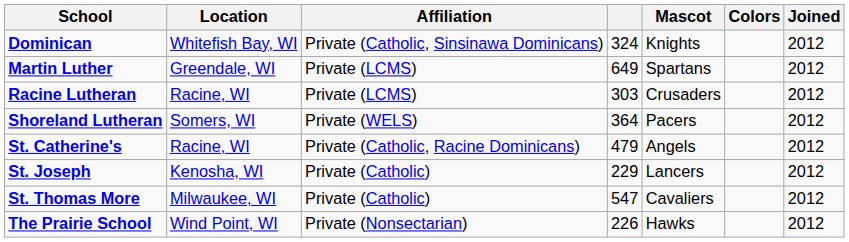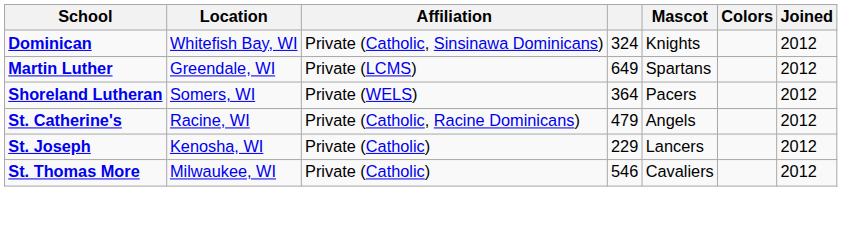- row: (72, 95)
(625, 198) 547 -> (625, 172) 546
- row: (80, 224)
